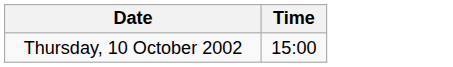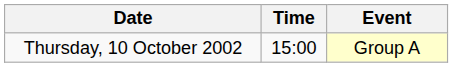+ column: (387, 18)
